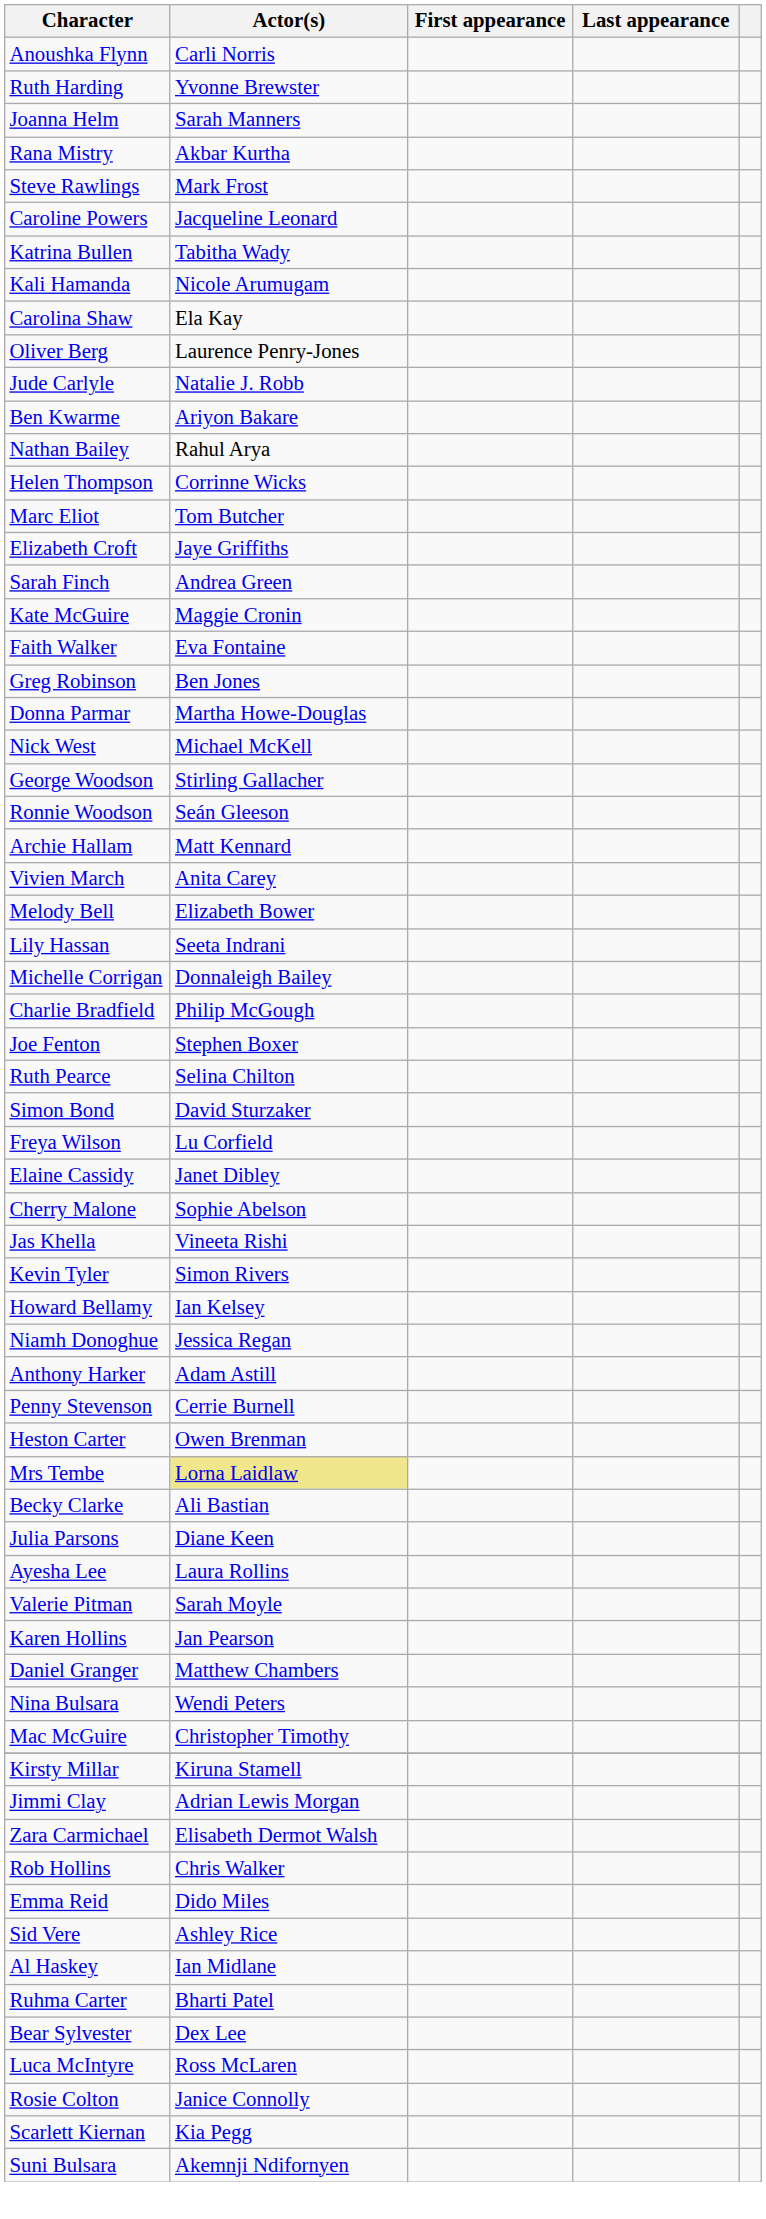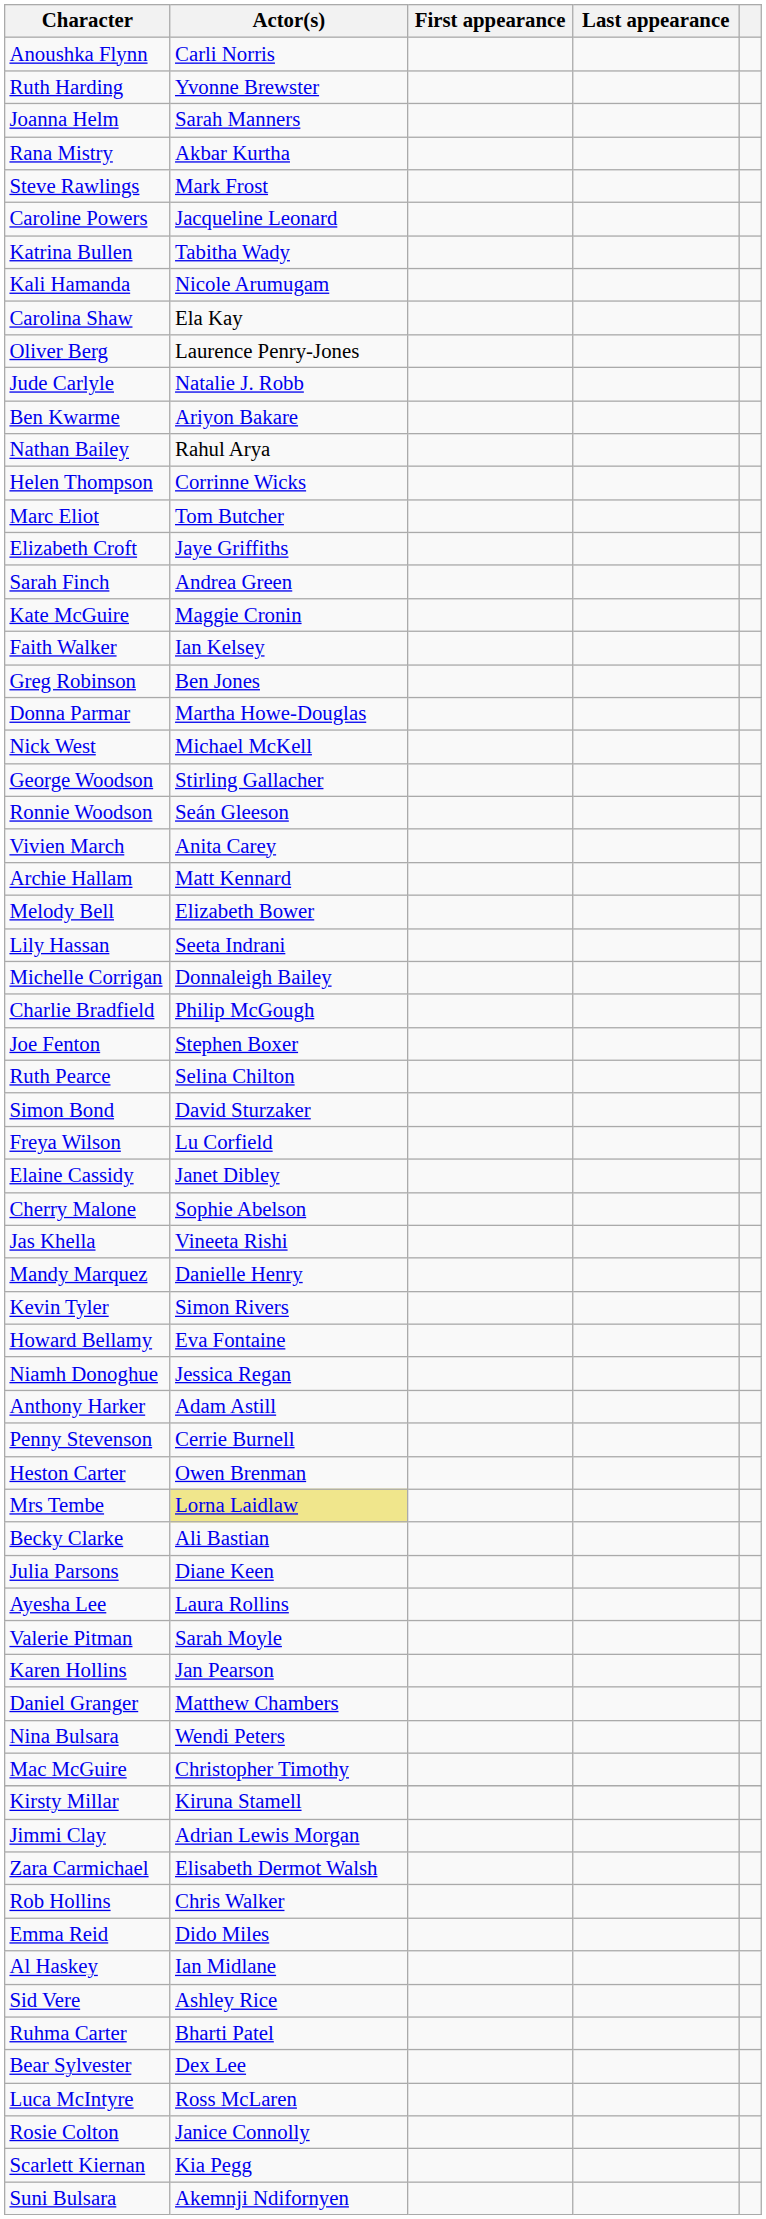(230, 647) Eva Fontaine -> (220, 647) Ian Kelsey
rows swapped: (67, 878) <-> (71, 845)
+ row: (78, 1274)
(220, 1307) Ian Kelsey -> (230, 1340) Eva Fontaine
rows swapped: (54, 1967) <-> (45, 1934)
